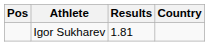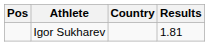columns swapped: (179, 13) <-> (131, 13)
